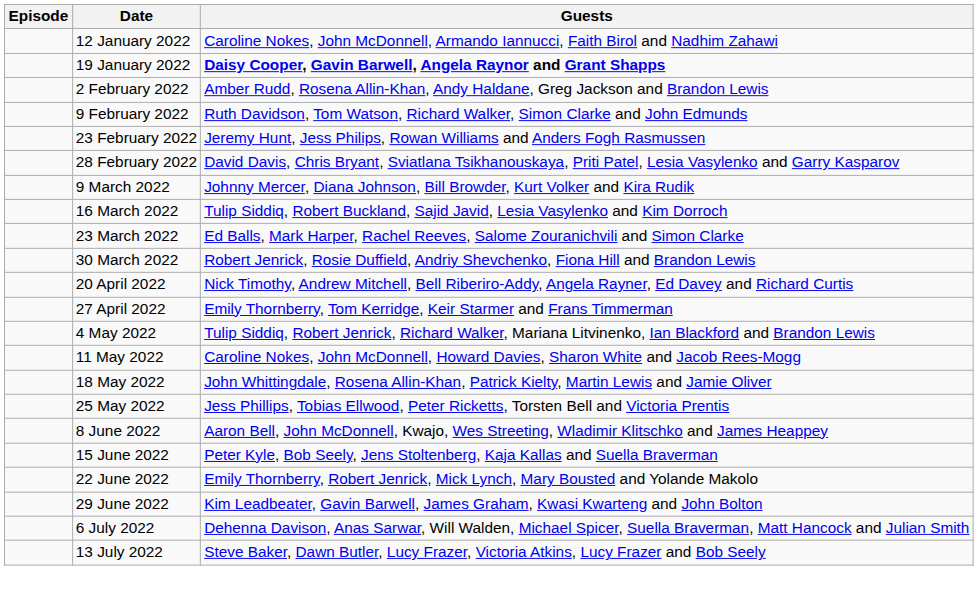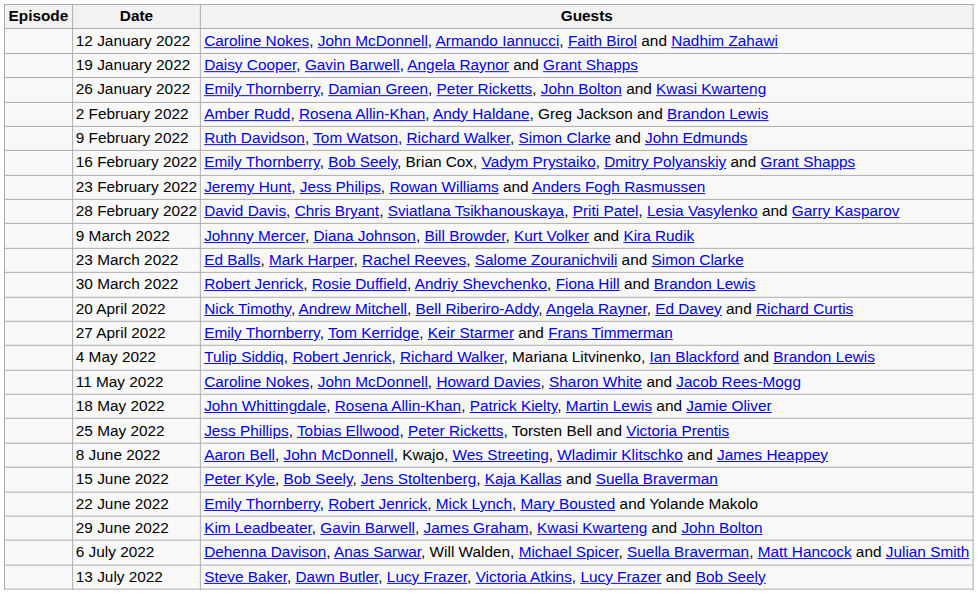(435, 65) bold -> (421, 65) normal
+ row: (133, 89)
+ row: (136, 162)
- row: (127, 211)
